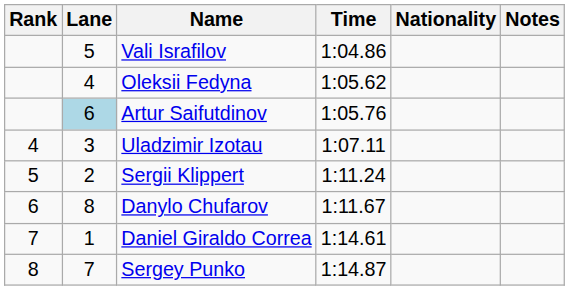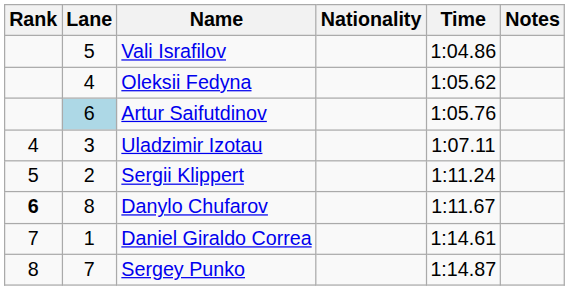columns swapped: (446, 20) <-> (354, 20)
(33, 207) normal -> (33, 207) bold
